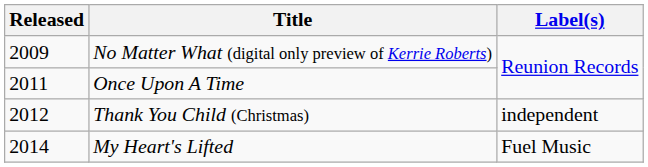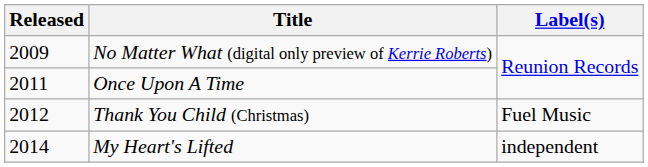(550, 114) independent -> (546, 114) Fuel Music
(546, 146) Fuel Music -> (550, 146) independent
